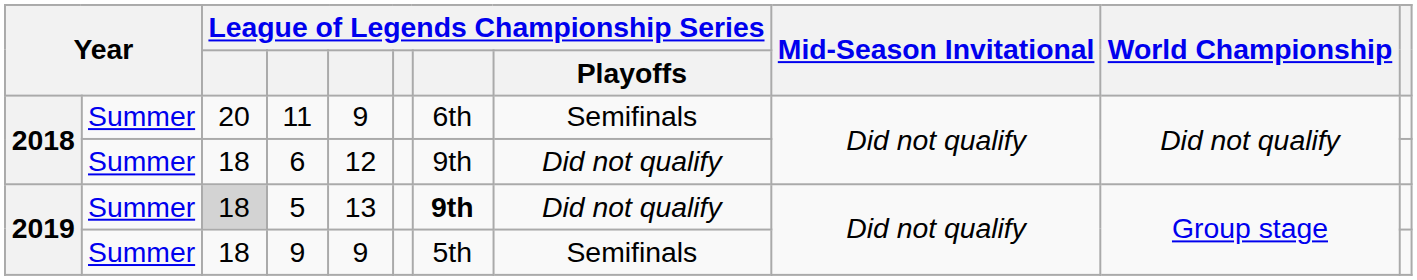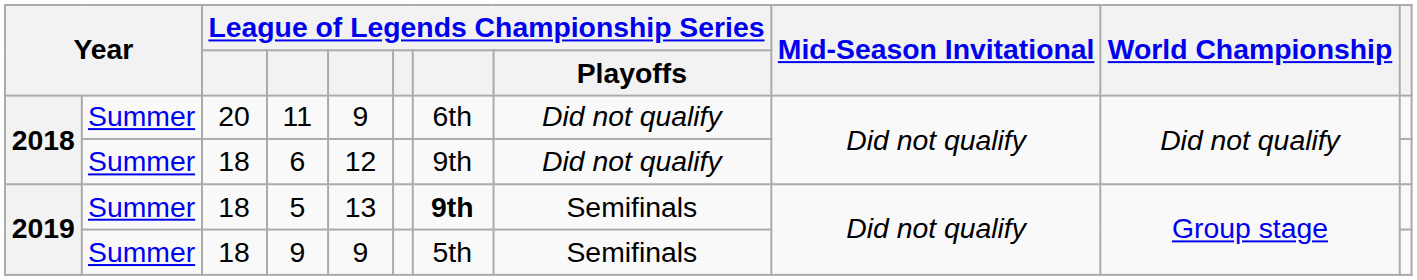(632, 117) Semifinals -> (632, 117) Did not qualify
(234, 207) lightgrey background -> (234, 207) no background
(632, 207) Did not qualify -> (632, 207) Semifinals
